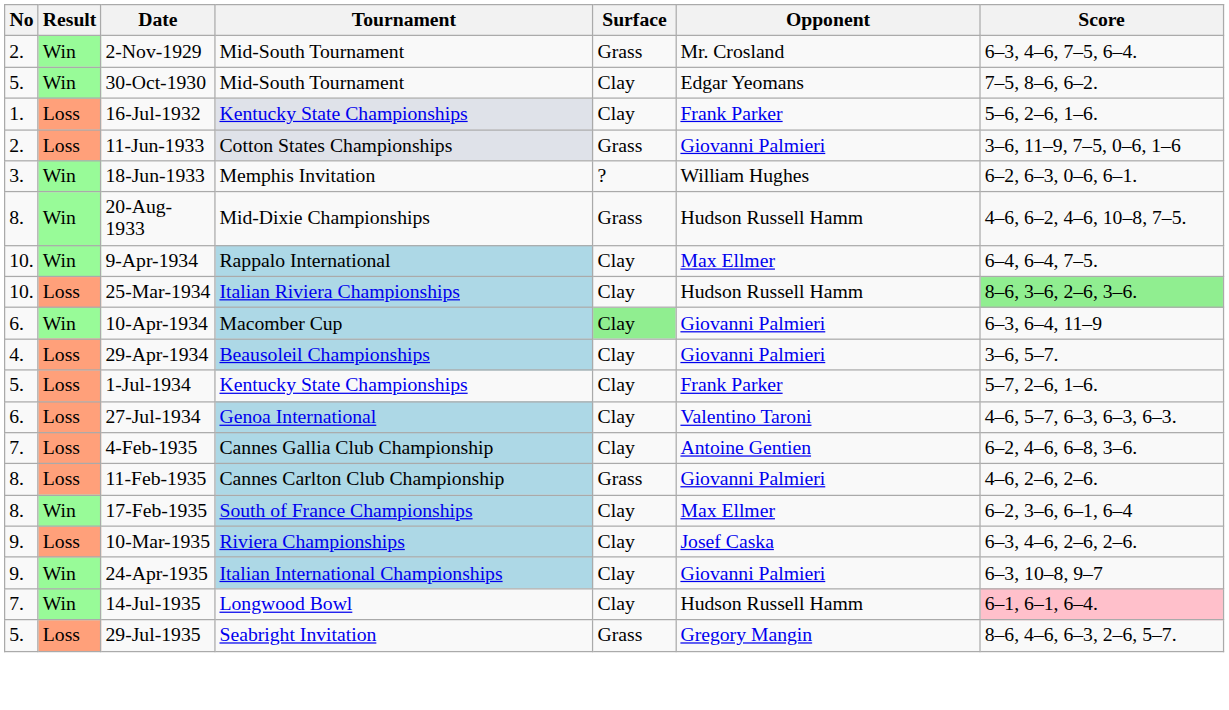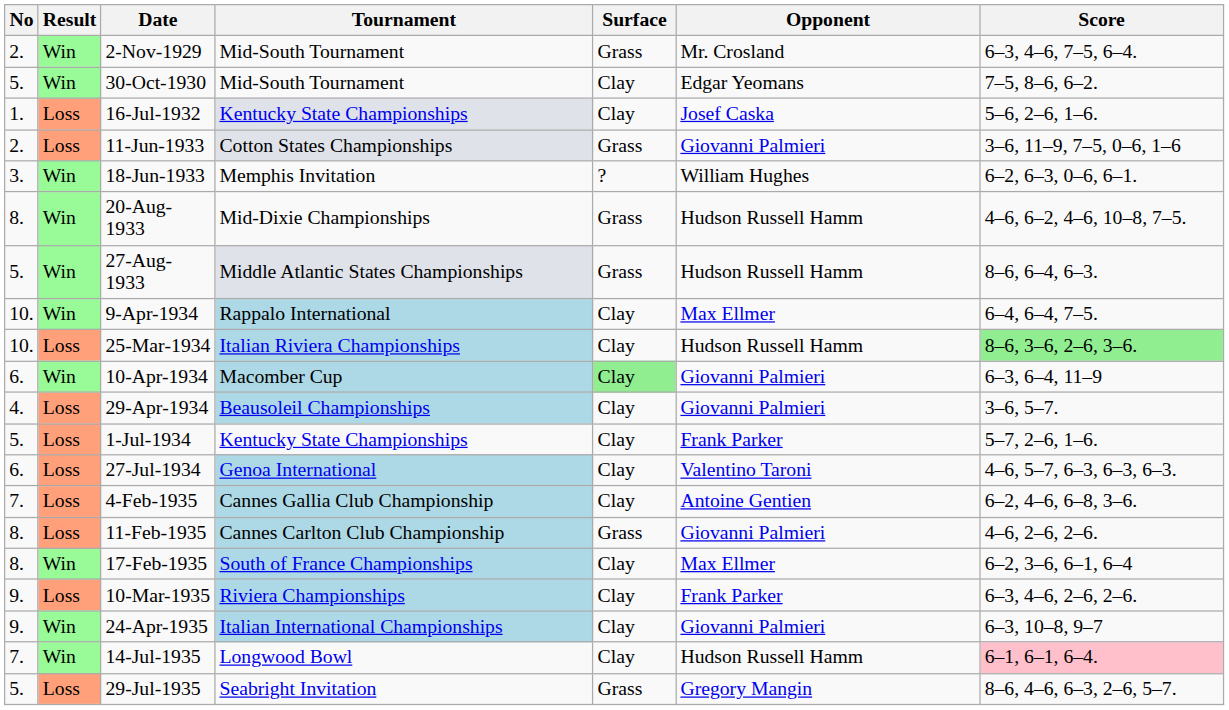(732, 113) Frank Parker -> (727, 113) Josef Caska
+ row: (139, 271)
(727, 541) Josef Caska -> (732, 594) Frank Parker
